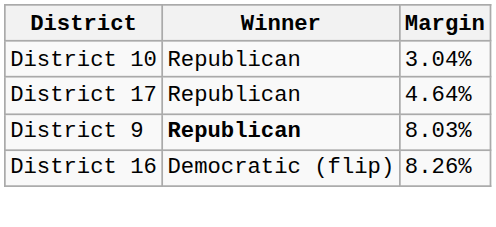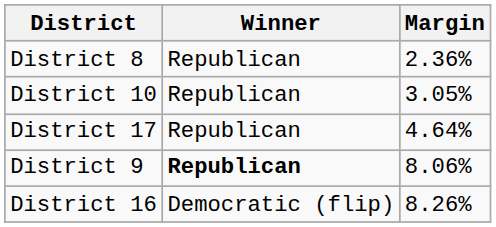+ row: (77, 59)
(438, 59) 3.04% -> (438, 95) 3.05%
(438, 132) 8.03% -> (438, 168) 8.06%
